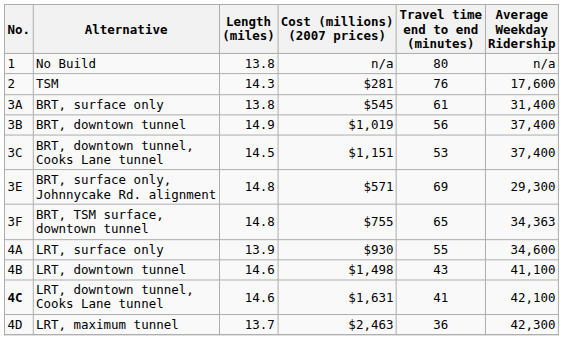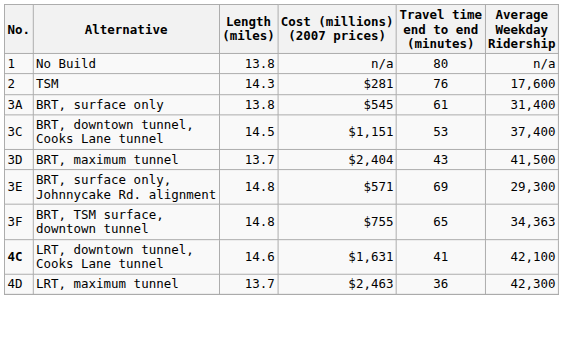- row: (111, 125)
+ row: (107, 160)
- row: (100, 249)
- row: (111, 270)
